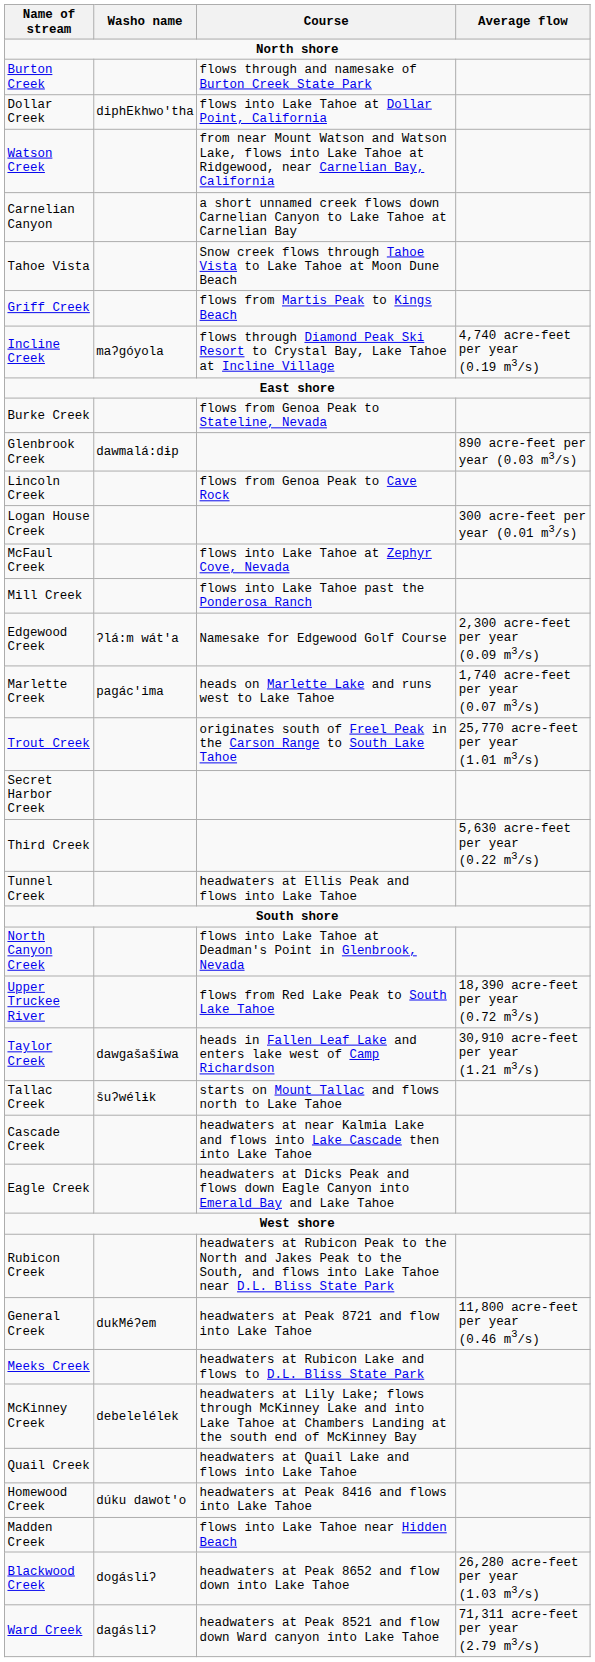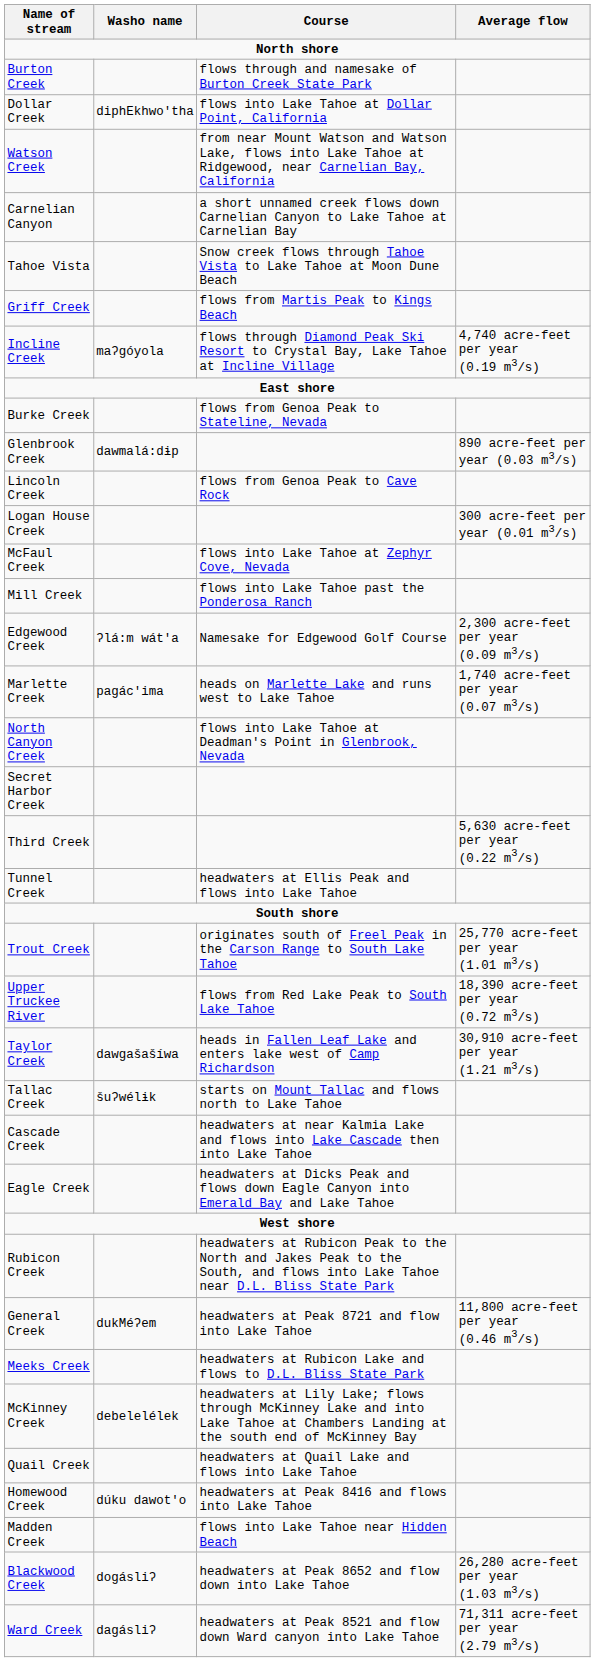rows swapped: (30, 951) <-> (49, 744)
